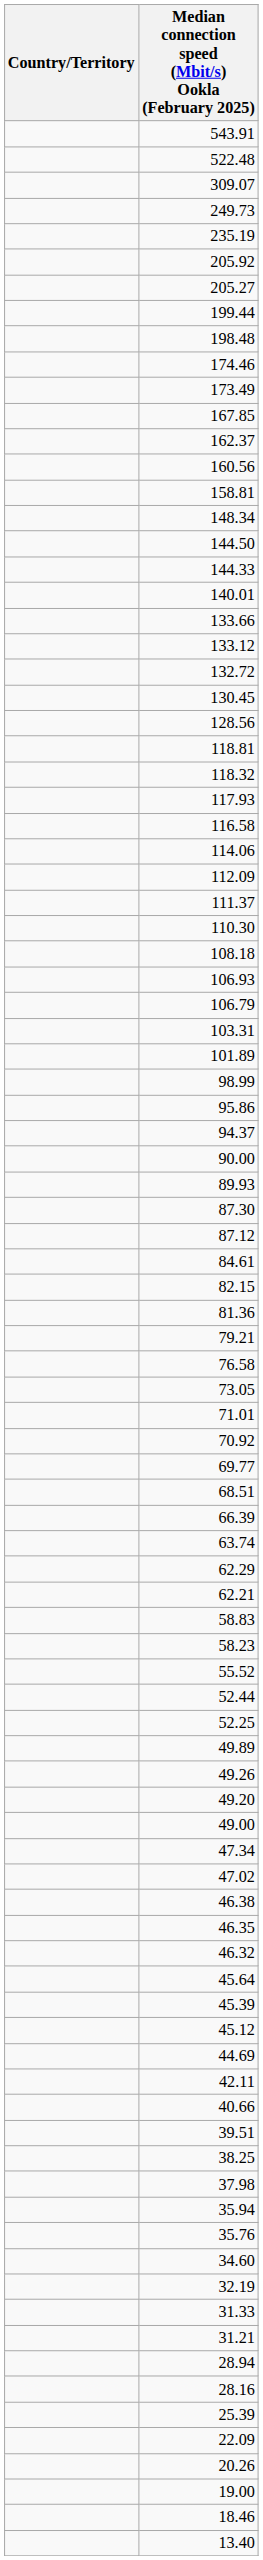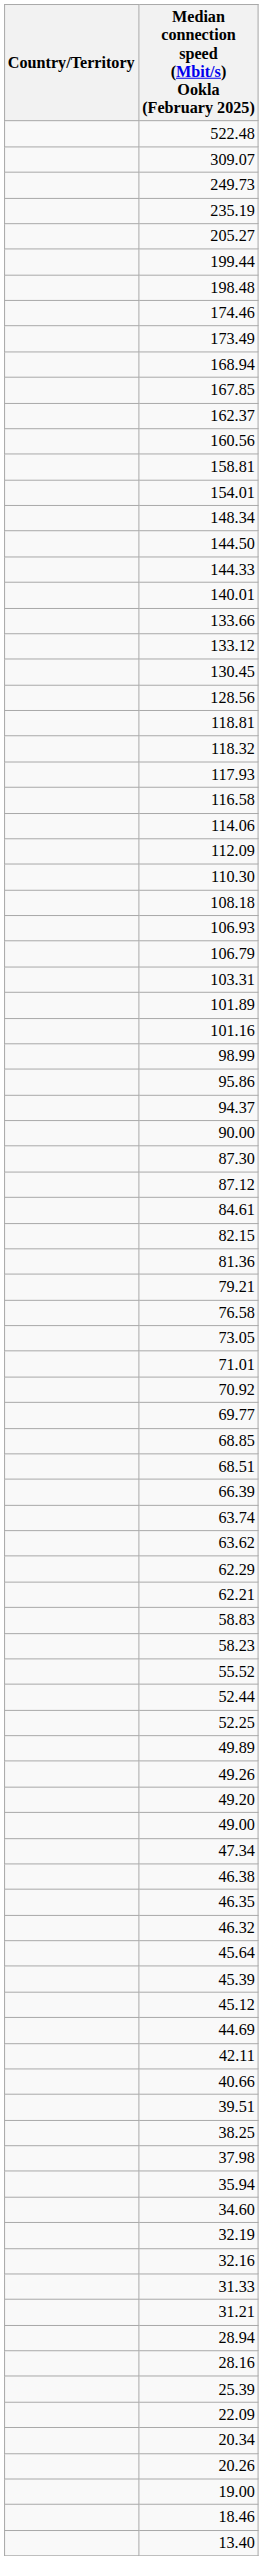- row: (233, 133)
- row: (233, 261)
+ row: (233, 364)
+ row: (233, 492)
- row: (233, 672)
- row: (233, 902)
+ row: (233, 1030)
- row: (237, 1184)
+ row: (237, 1440)
+ row: (237, 1543)
- row: (237, 1876)
- row: (237, 2235)
+ row: (237, 2261)
+ row: (237, 2440)
